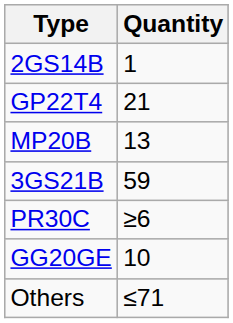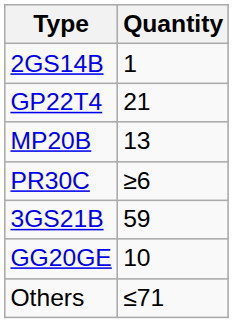rows swapped: (57, 180) <-> (50, 219)
